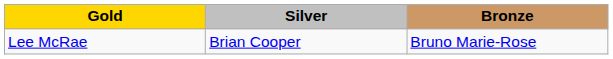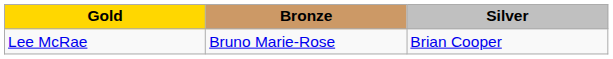columns swapped: (306, 16) <-> (507, 16)
